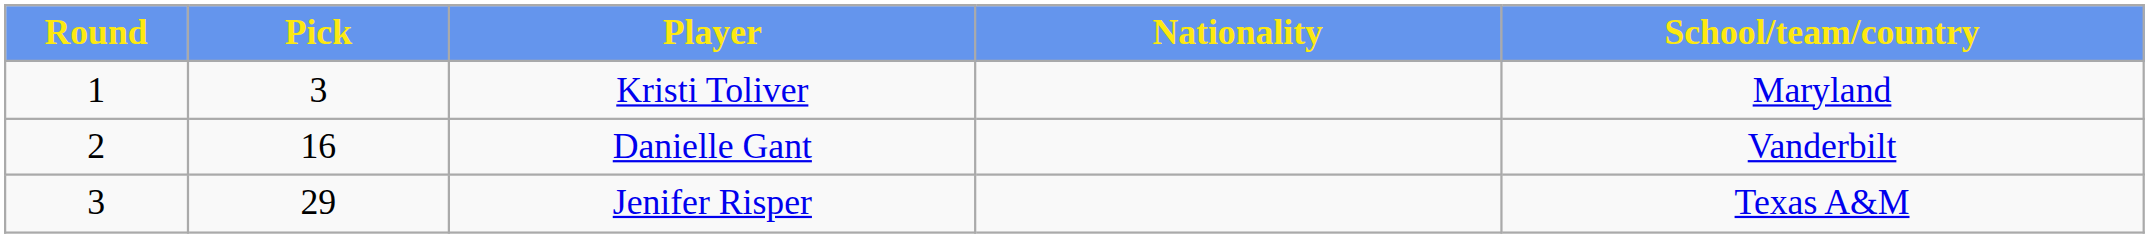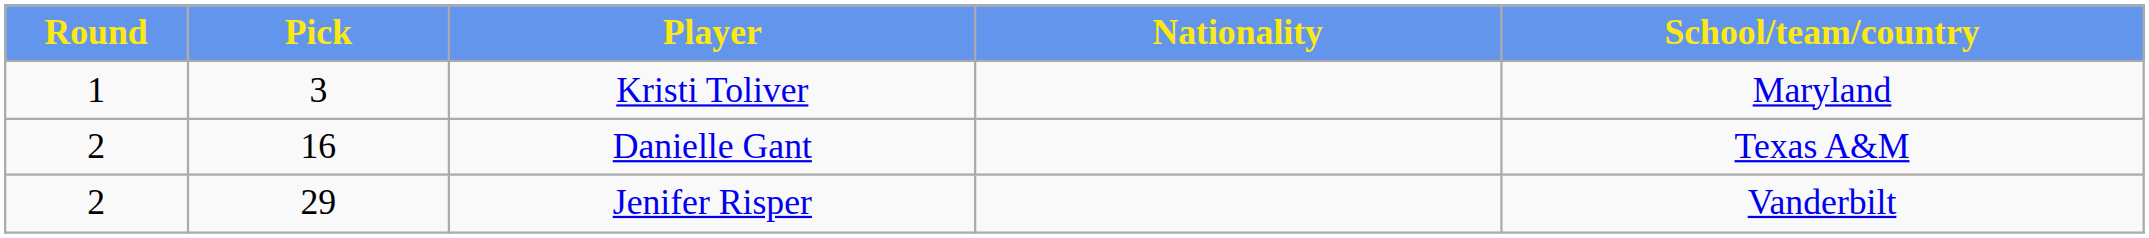(1822, 145) Vanderbilt -> (1822, 145) Texas A&M
(96, 202) 3 -> (96, 202) 2
(1822, 202) Texas A&M -> (1822, 202) Vanderbilt
